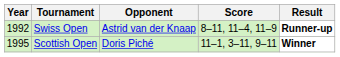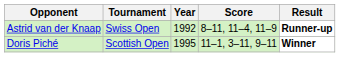columns swapped: (18, 13) <-> (149, 13)
